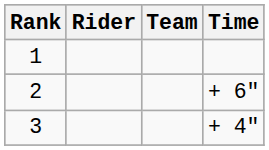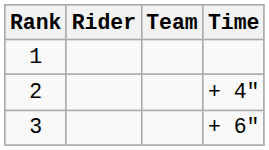(234, 92) + 6" -> (234, 92) + 4"
(234, 127) + 4" -> (234, 127) + 6"
